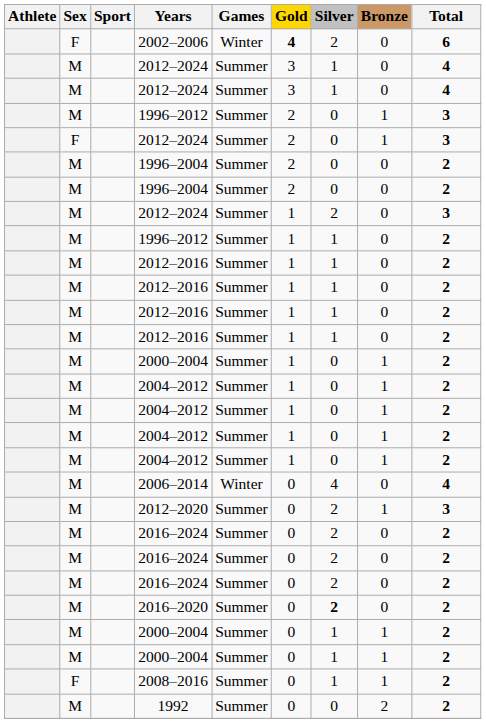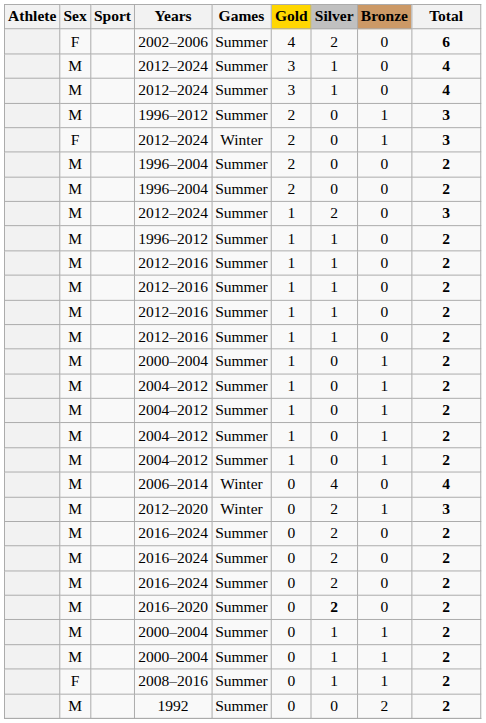(241, 41) Winter -> (241, 41) Summer
(291, 41) bold -> (291, 41) normal
(241, 139) Summer -> (241, 139) Winter
(241, 509) Summer -> (241, 509) Winter
